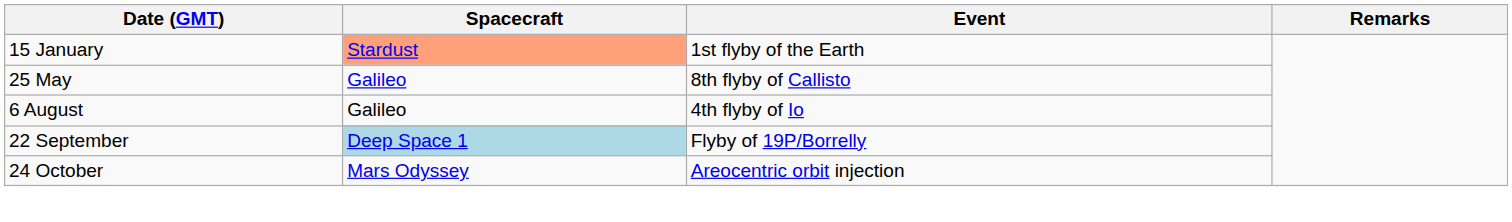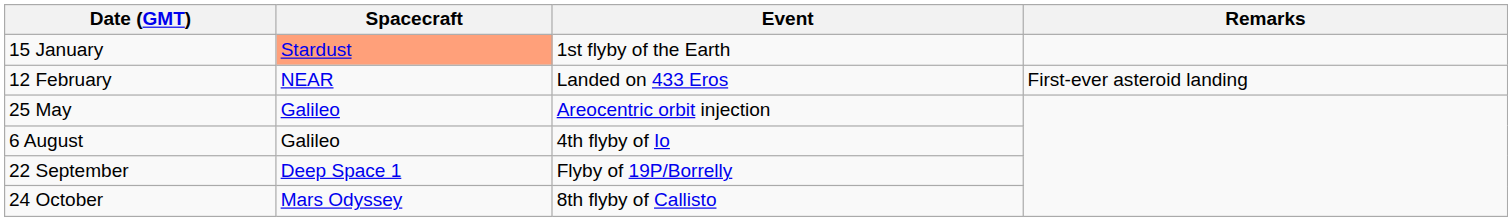+ row: (60, 79)
(771, 79) 8th flyby of Callisto -> (664, 110) Areocentric orbit injection
(407, 140) lightblue background -> (341, 170) no background
(798, 170) Areocentric orbit injection -> (637, 200) 8th flyby of Callisto
